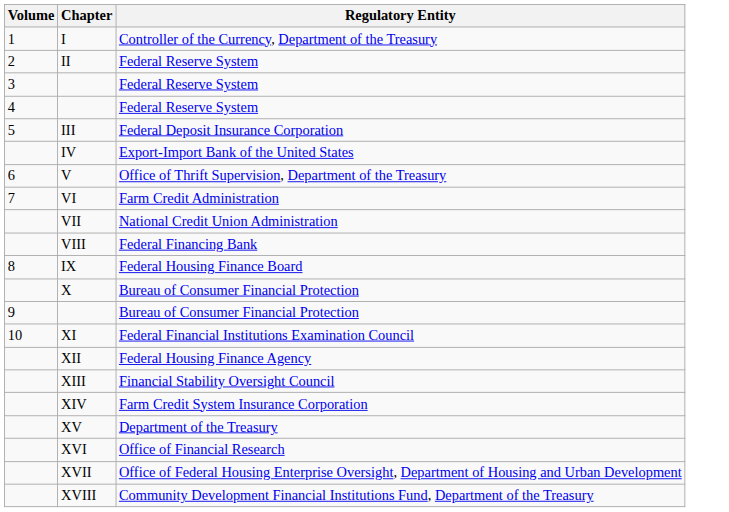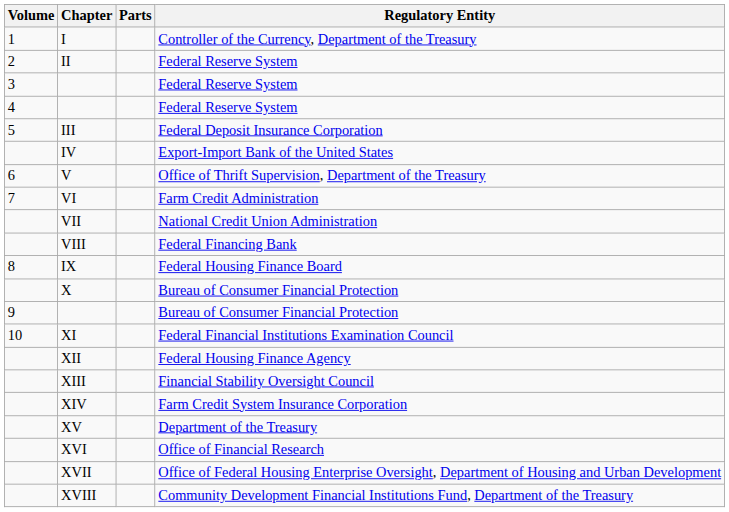+ column: (135, 15)
